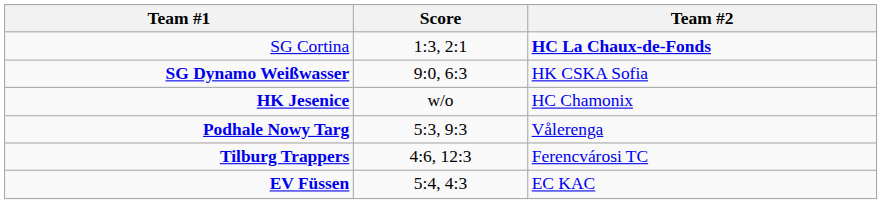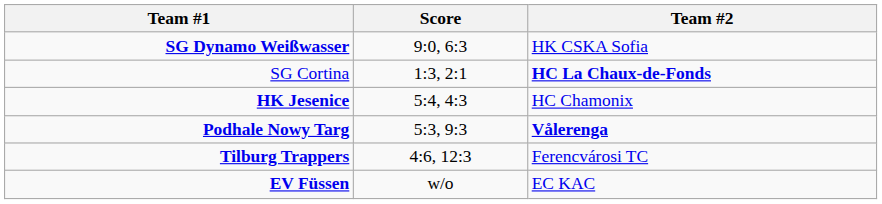rows swapped: (257, 73) <-> (310, 45)
(440, 101) w/o -> (441, 101) 5:4, 4:3
(568, 128) normal -> (570, 128) bold
(441, 184) 5:4, 4:3 -> (440, 184) w/o
